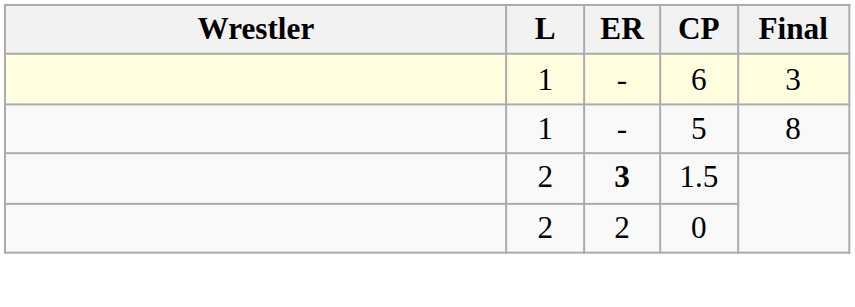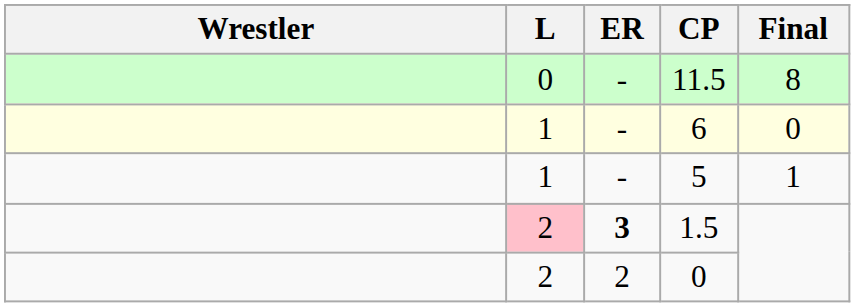+ row: (699, 78)
(793, 78) 3 -> (793, 128) 0
(793, 128) 8 -> (793, 177) 1
(545, 177) no background -> (545, 227) pink background
